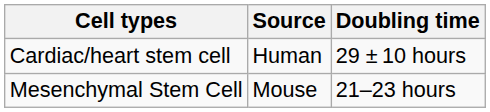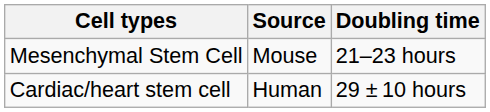rows swapped: (126, 90) <-> (120, 55)
